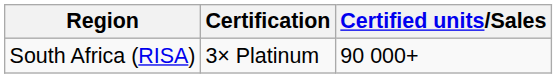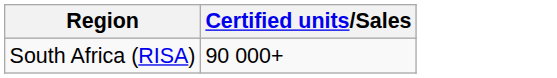- column: (268, 21)
